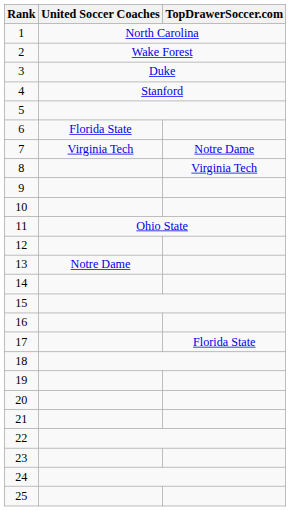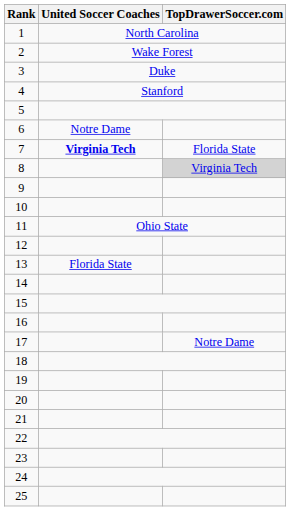(101, 129) Florida State -> (101, 129) Notre Dame
(101, 149) normal -> (101, 149) bold
(224, 149) Notre Dame -> (224, 149) Florida State
(224, 168) no background -> (224, 168) lightgrey background
(101, 264) Notre Dame -> (101, 264) Florida State
(224, 341) Florida State -> (224, 341) Notre Dame
